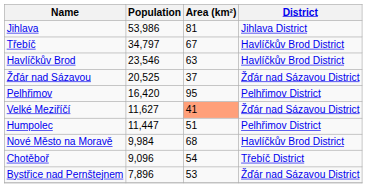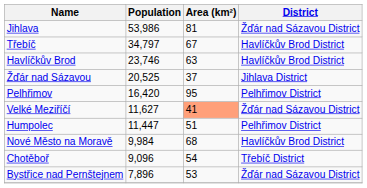(274, 28) Jihlava District -> (300, 28) Žďár nad Sázavou District
(144, 61) 23,546 -> (144, 61) 23,746
(300, 77) Žďár nad Sázavou District -> (274, 77) Jihlava District
